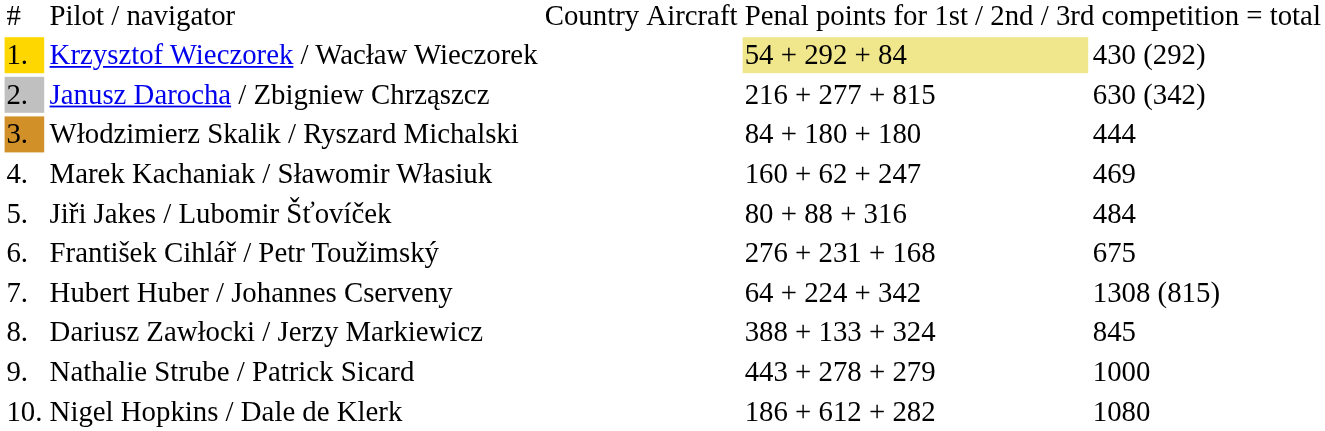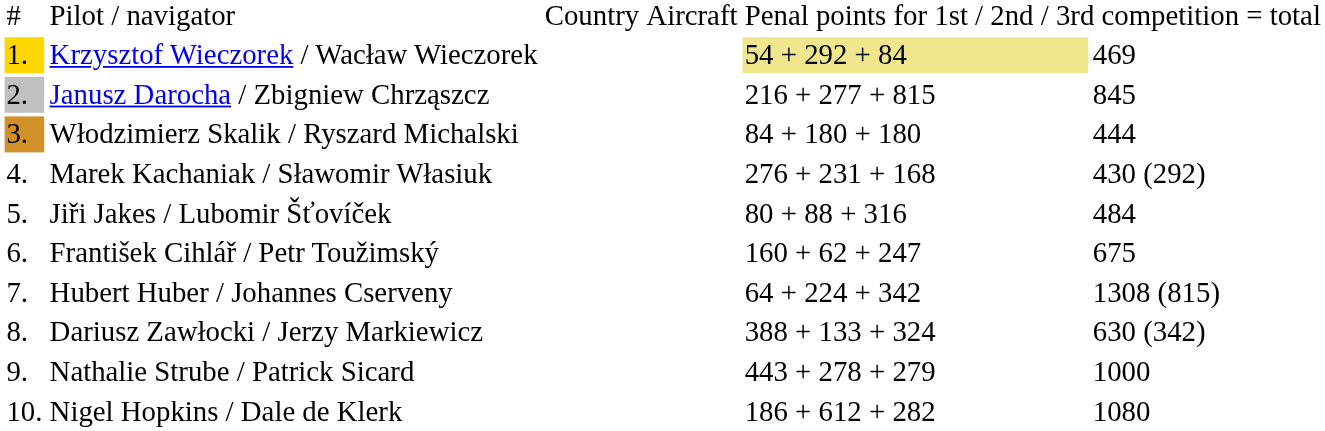(1149, 54) 430 (292) -> (1114, 54) 469
(1149, 94) 630 (342) -> (1114, 94) 845
(833, 173) 160 + 62 + 247 -> (840, 173) 276 + 231 + 168
(1114, 173) 469 -> (1149, 173) 430 (292)
(840, 252) 276 + 231 + 168 -> (833, 252) 160 + 62 + 247
(1114, 331) 845 -> (1149, 331) 630 (342)
